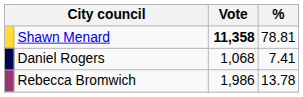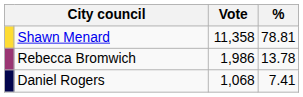(234, 37) bold -> (234, 37) normal
rows swapped: (77, 80) <-> (61, 59)
